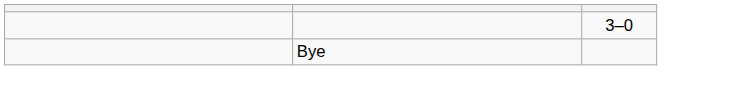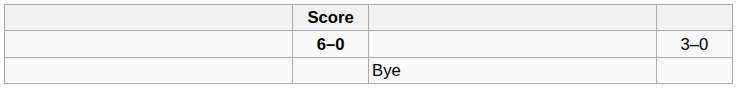+ column: (331, 17)
